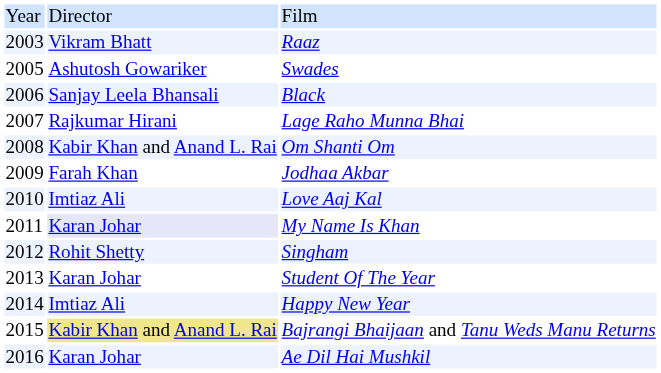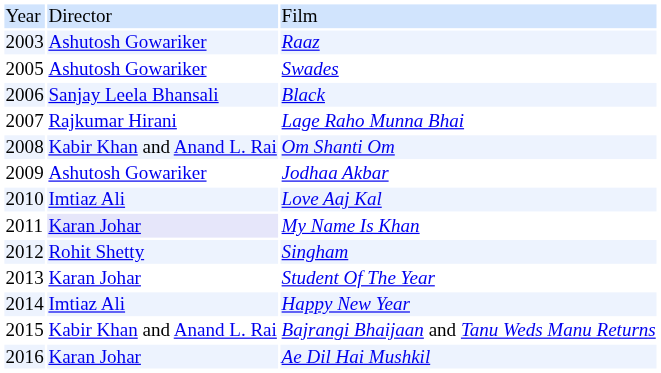(100, 42) Vikram Bhatt -> (127, 42) Ashutosh Gowariker
(93, 173) Farah Khan -> (127, 173) Ashutosh Gowariker
(163, 330) khaki background -> (163, 330) no background
